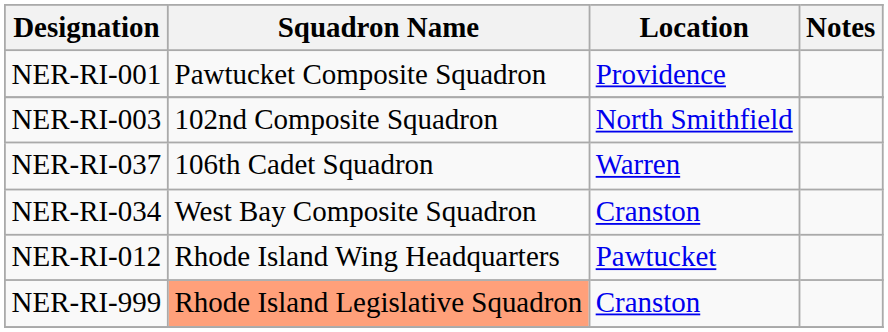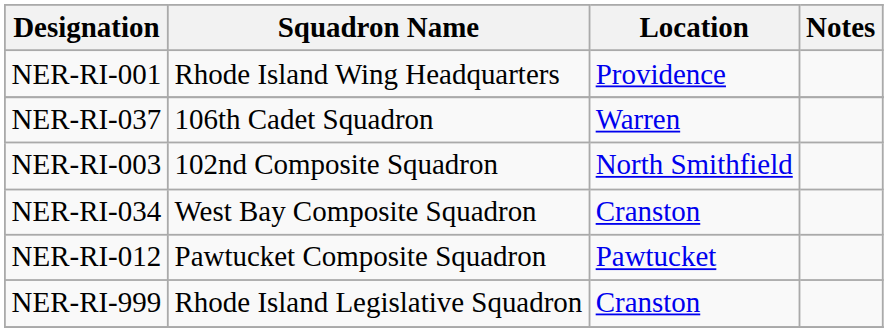(360, 73) Pawtucket Composite Squadron -> (367, 73) Rhode Island Wing Headquarters
rows swapped: (86, 119) <-> (86, 165)
(367, 257) Rhode Island Wing Headquarters -> (360, 257) Pawtucket Composite Squadron
(378, 303) lightsalmon background -> (378, 303) no background
